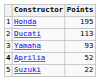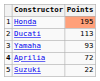(87, 23) no background -> (87, 23) lightsalmon background
(89, 58) 52 -> (89, 58) 72
